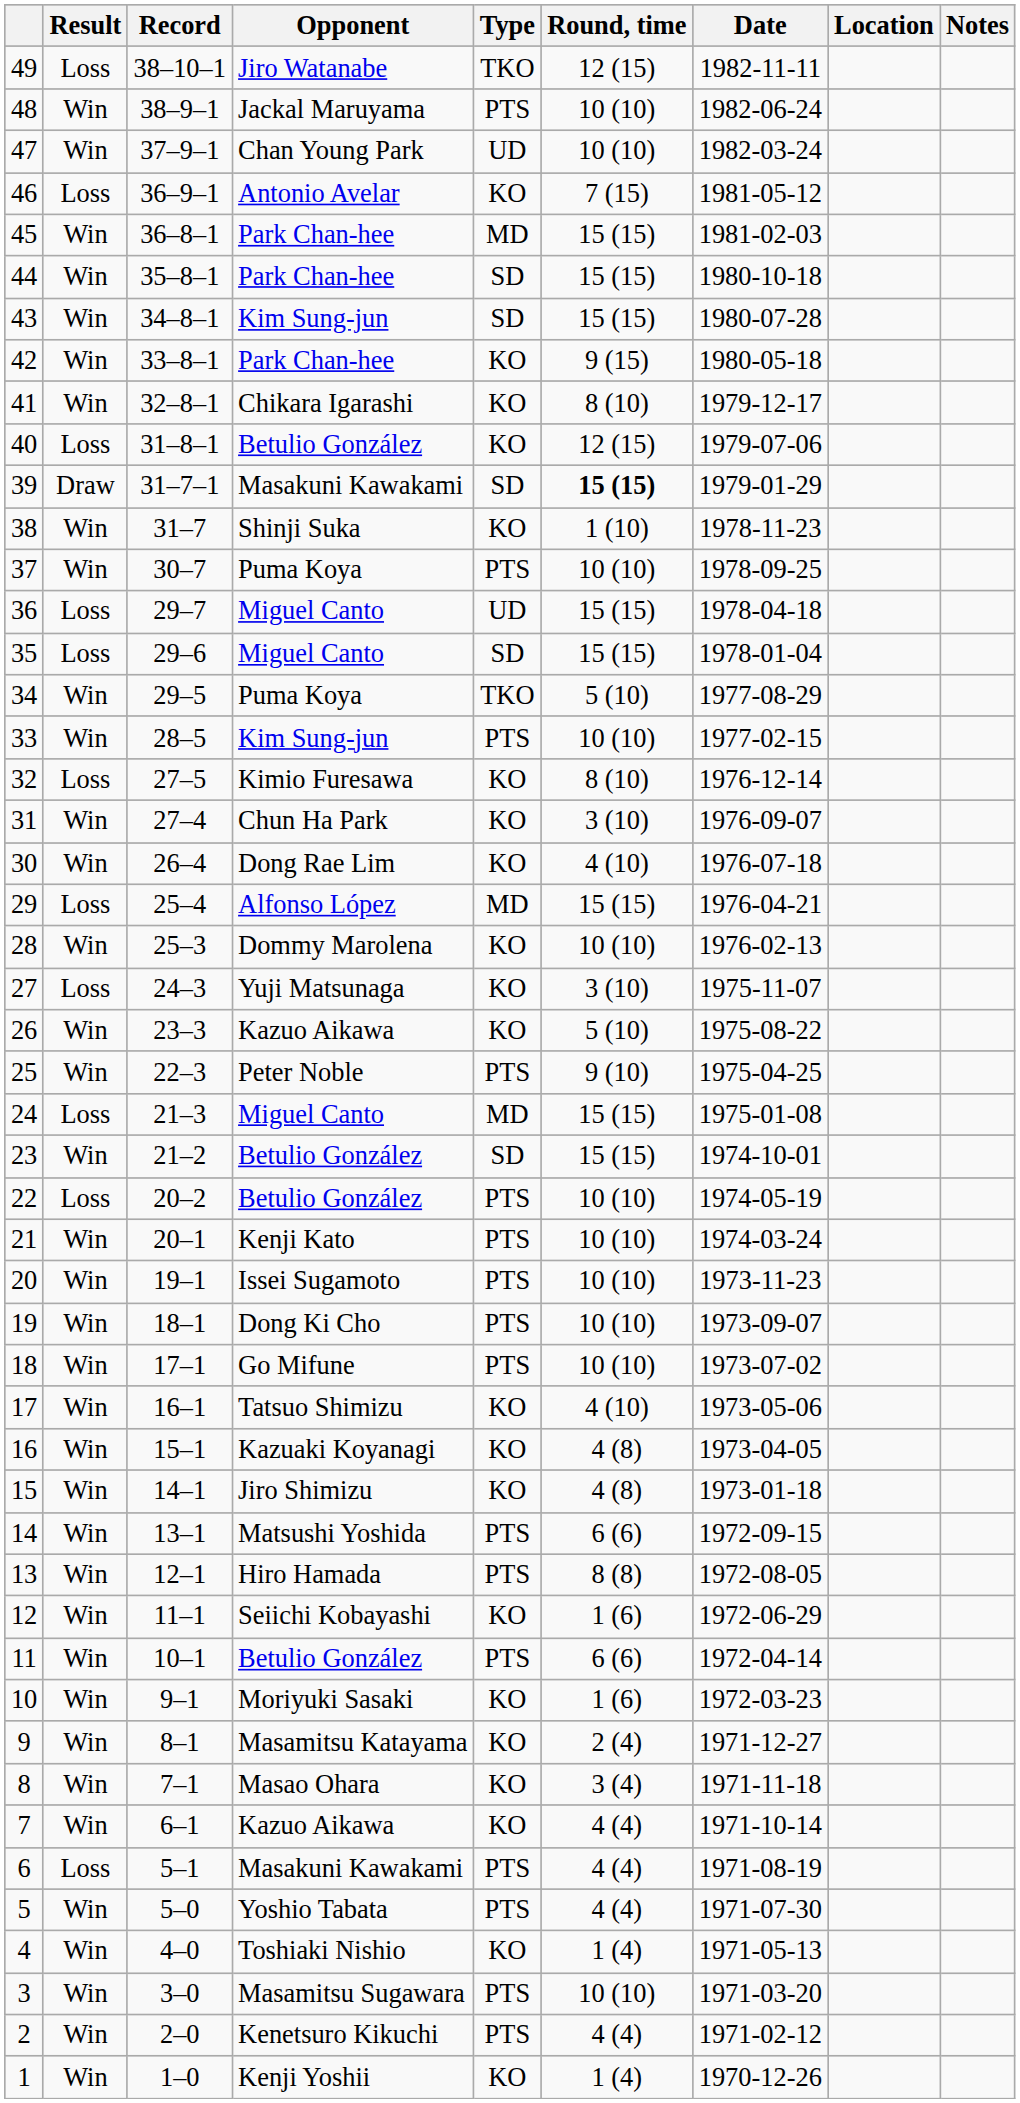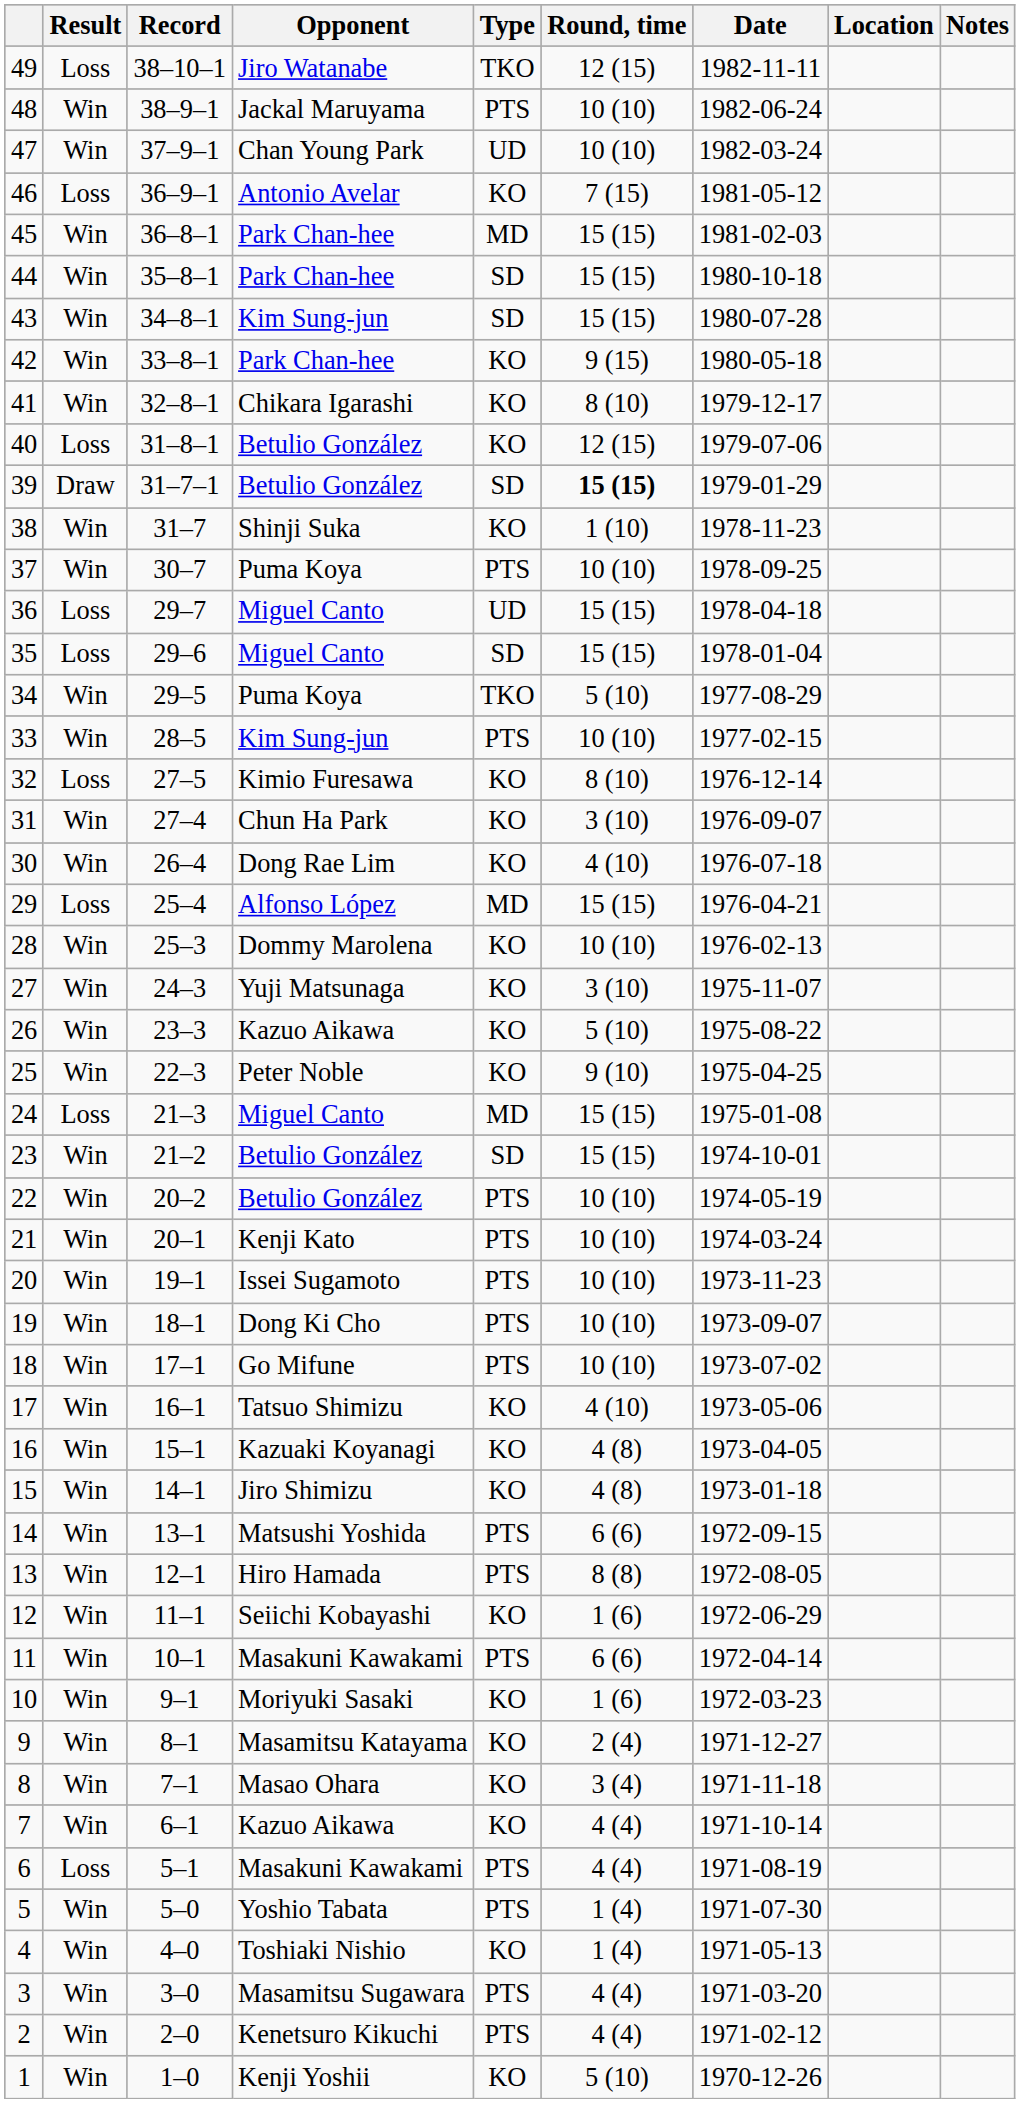(351, 485) Masakuni Kawakami -> (330, 485) Betulio González
(85, 988) Loss -> (85, 988) Win
(507, 1072) PTS -> (507, 1072) KO
(85, 1197) Loss -> (85, 1197) Win
(330, 1658) Betulio González -> (351, 1658) Masakuni Kawakami
(617, 1909) 4 (4) -> (617, 1909) 1 (4)
(617, 1993) 10 (10) -> (617, 1993) 4 (4)
(617, 2077) 1 (4) -> (617, 2077) 5 (10)
